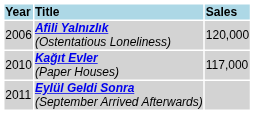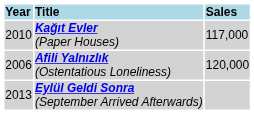rows swapped: (103, 35) <-> (77, 65)
(18, 95) 2011 -> (19, 95) 2013
